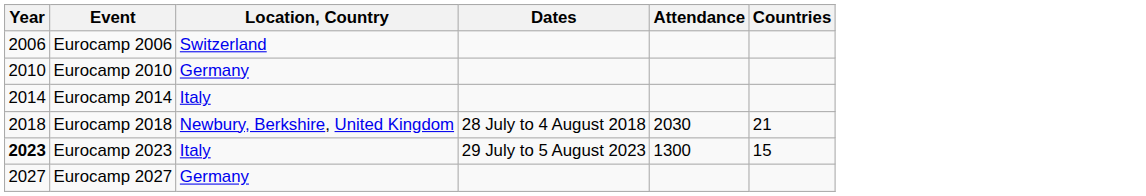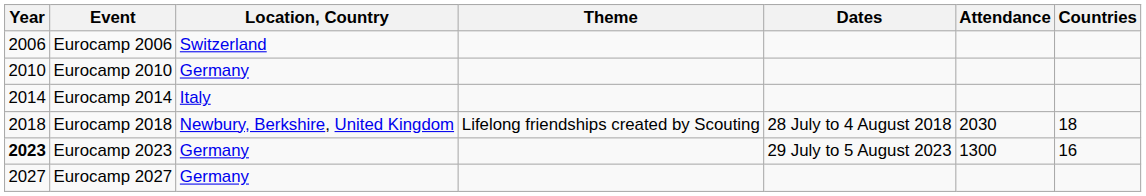+ column: (611, 17)
(762, 124) 21 -> (1068, 124) 18
(195, 151) Italy -> (214, 151) Germany
(762, 151) 15 -> (1068, 151) 16
